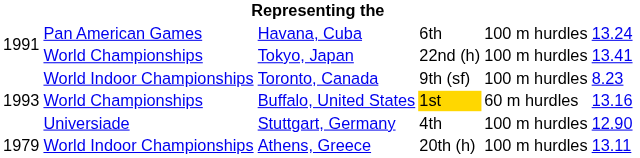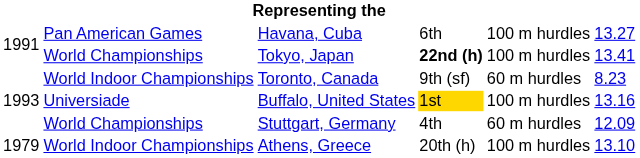(612, 33) 13.24 -> (615, 33) 13.27
(450, 56) normal -> (451, 56) bold
(536, 78) 100 m hurdles -> (534, 78) 60 m hurdles
(123, 100) World Championships -> (87, 100) Universiade
(531, 100) 60 m hurdles -> (539, 100) 100 m hurdles
(87, 123) Universiade -> (123, 123) World Championships
(536, 123) 100 m hurdles -> (534, 123) 60 m hurdles
(612, 123) 12.90 -> (615, 123) 12.09
(611, 145) 13.11 -> (615, 145) 13.10
